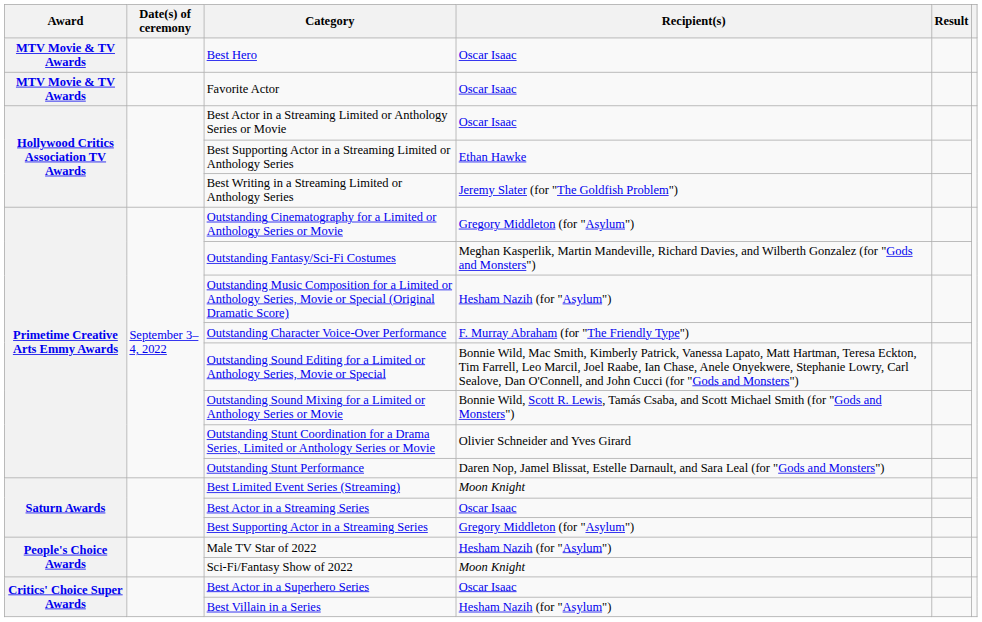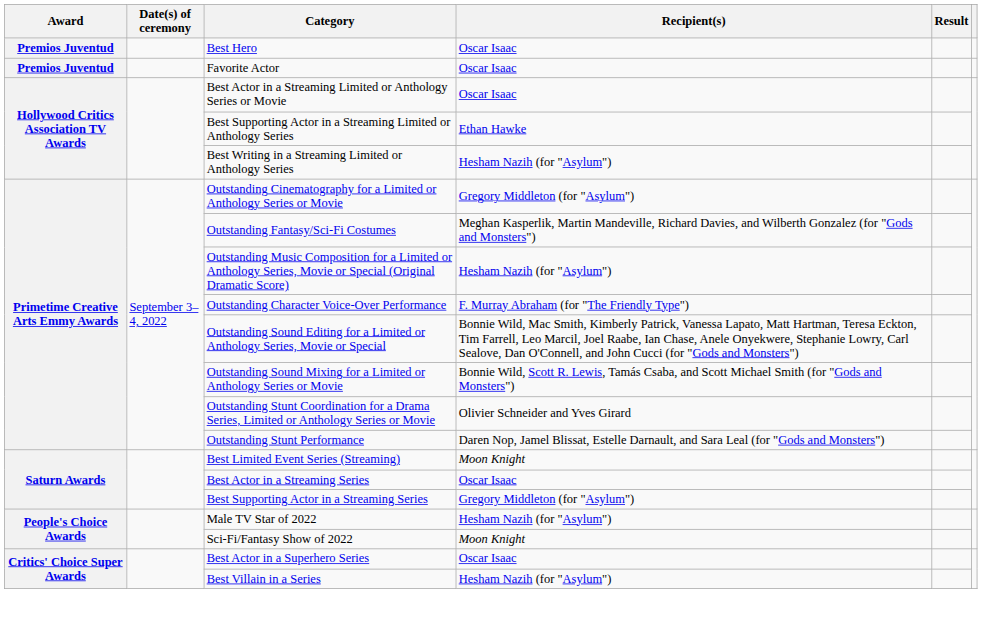(65, 55) MTV Movie & TV Awards -> (65, 48) Premios Juventud
(65, 89) MTV Movie & TV Awards -> (65, 68) Premios Juventud
(568, 190) Jeremy Slater (for "The Goldfish Problem") -> (535, 162) Hesham Nazih (for "Asylum")
